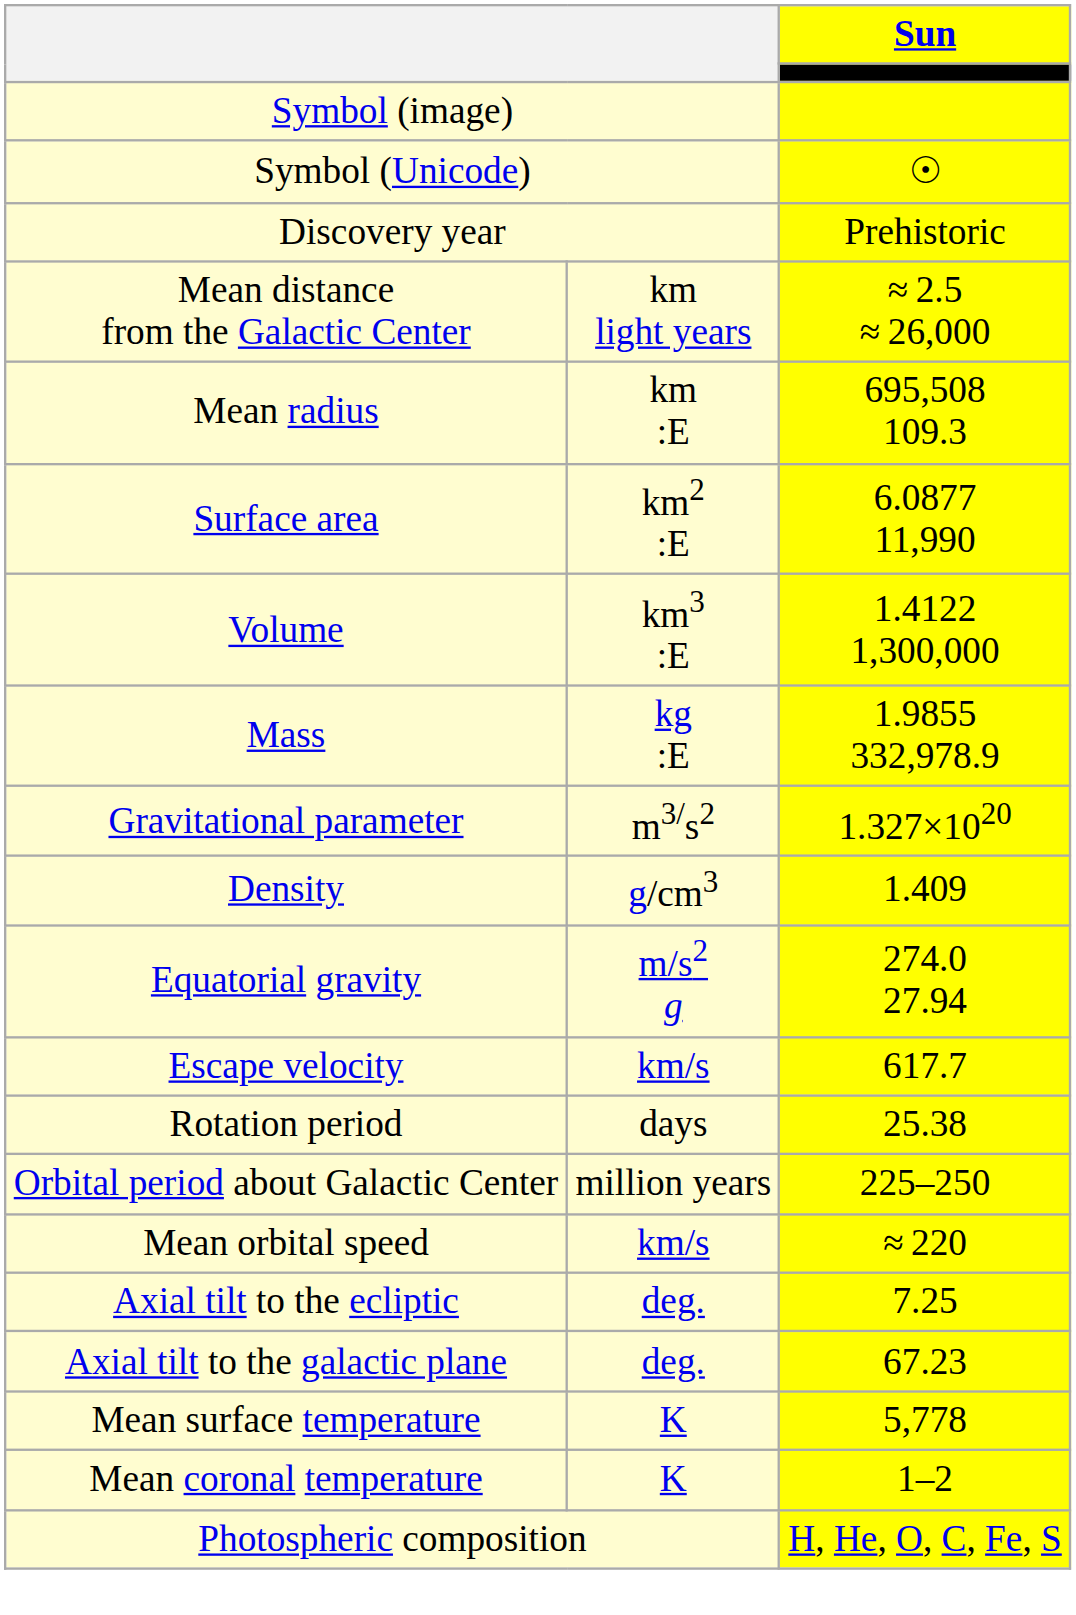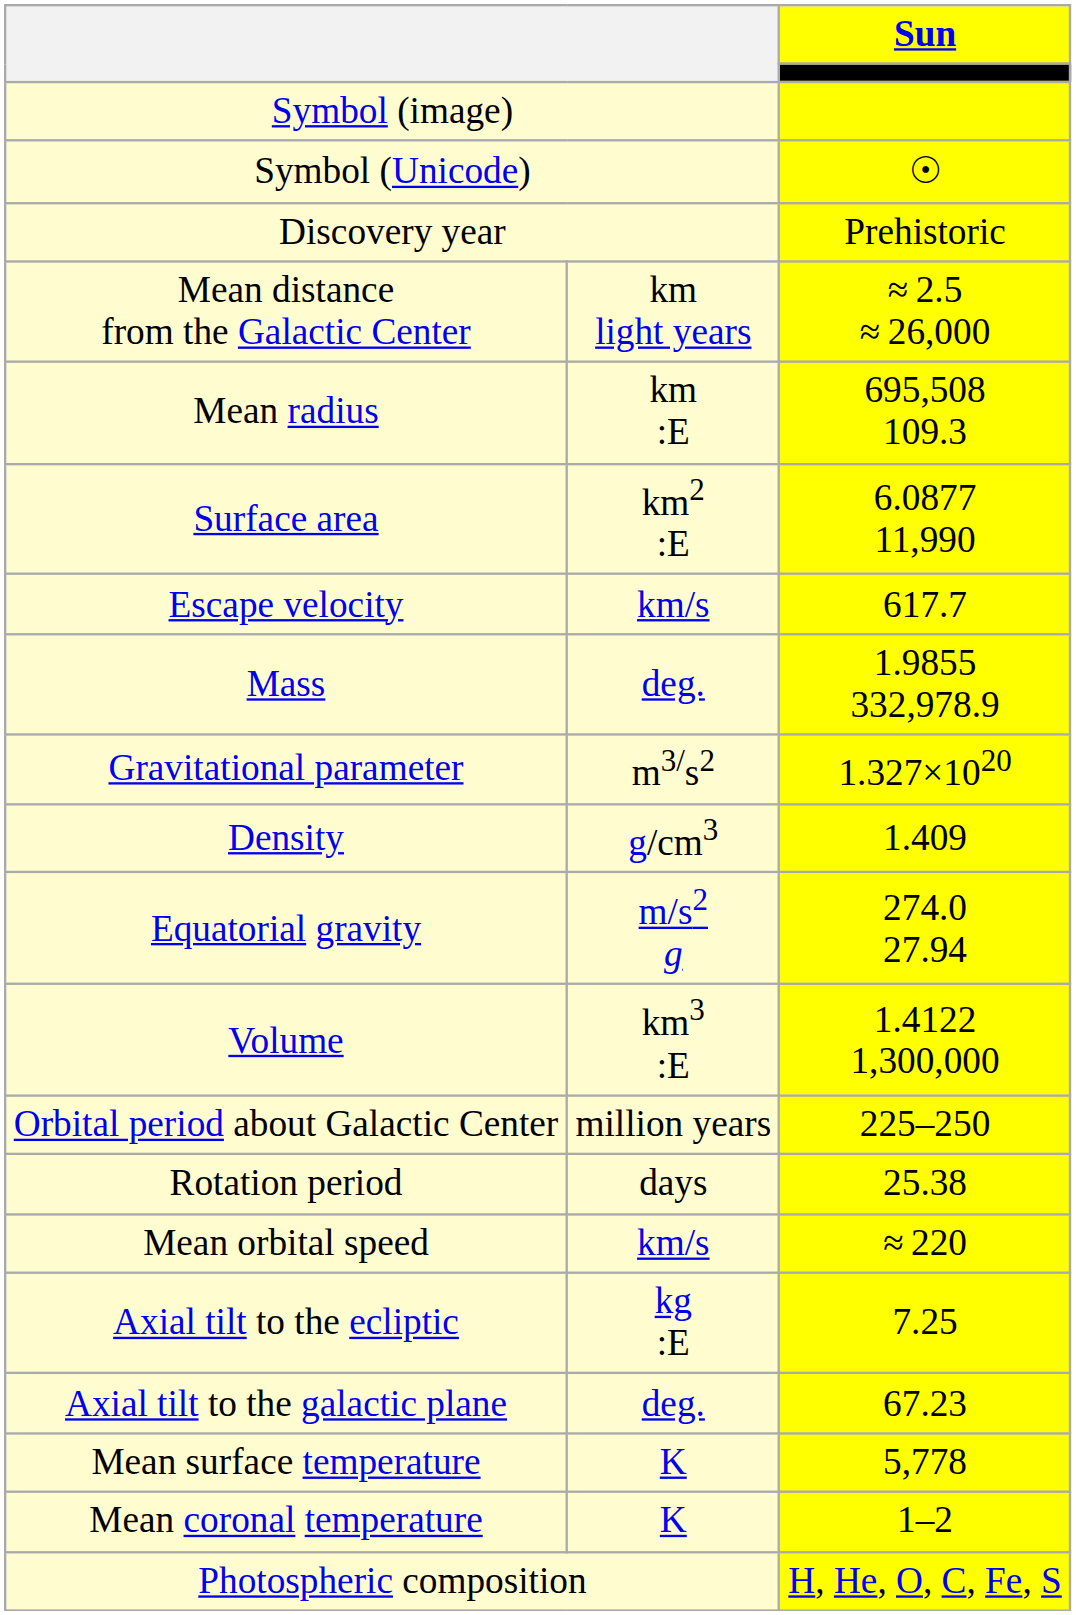rows swapped: (286, 629) <-> (286, 1065)
(673, 735) kg :E -> (673, 683) deg.
rows swapped: (286, 1124) <-> (286, 1183)
(673, 1301) deg. -> (673, 1322) kg :E
